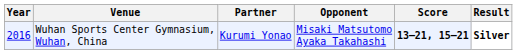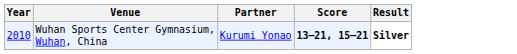- column: (344, 12)
(19, 35) 2016 -> (19, 35) 2010
